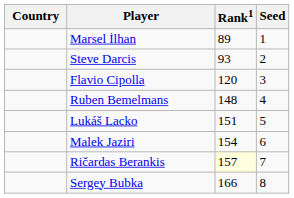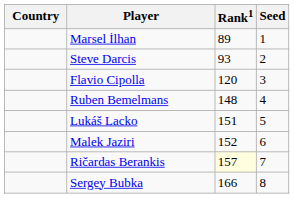(228, 141) 154 -> (228, 141) 152
